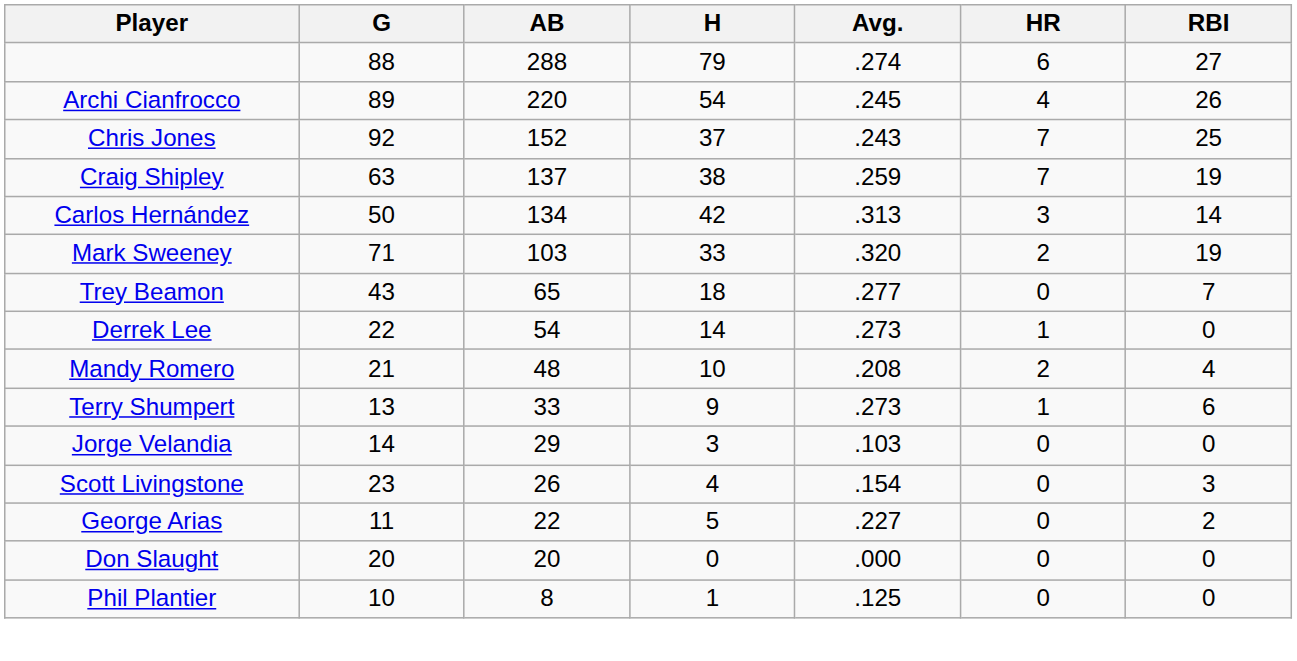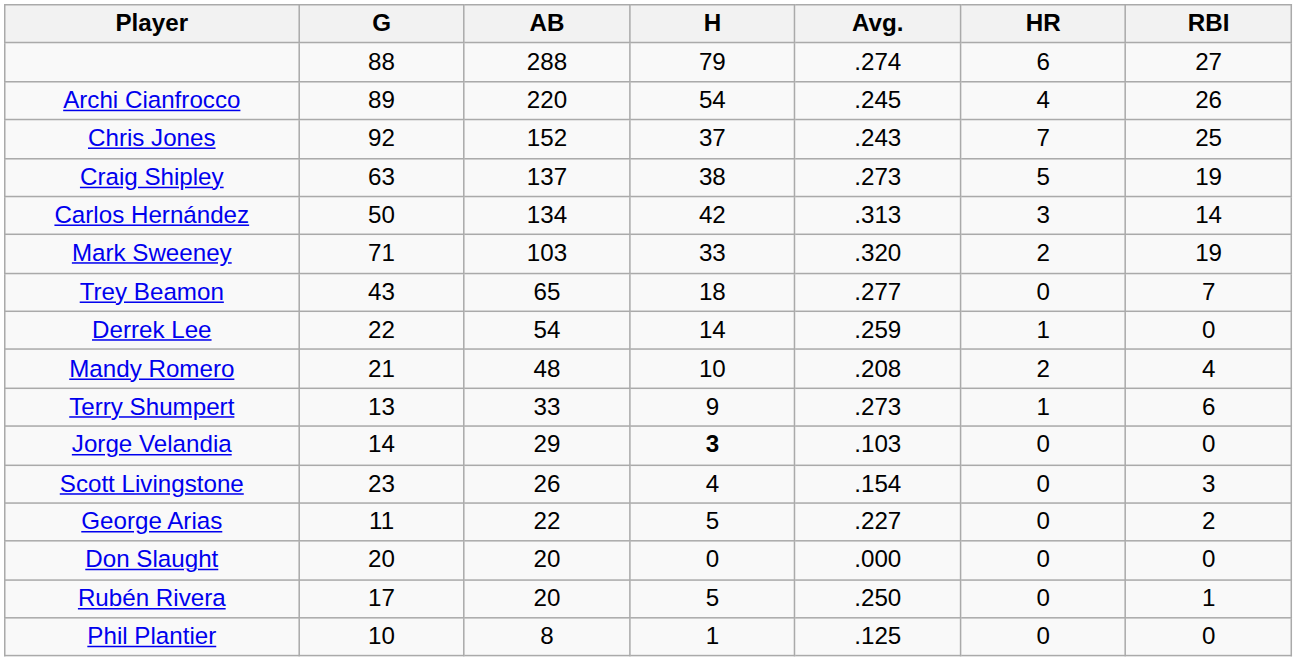(878, 176) .259 -> (878, 176) .273
(1043, 176) 7 -> (1043, 176) 5
(878, 330) .273 -> (878, 330) .259
(712, 445) normal -> (712, 445) bold
+ row: (152, 598)
